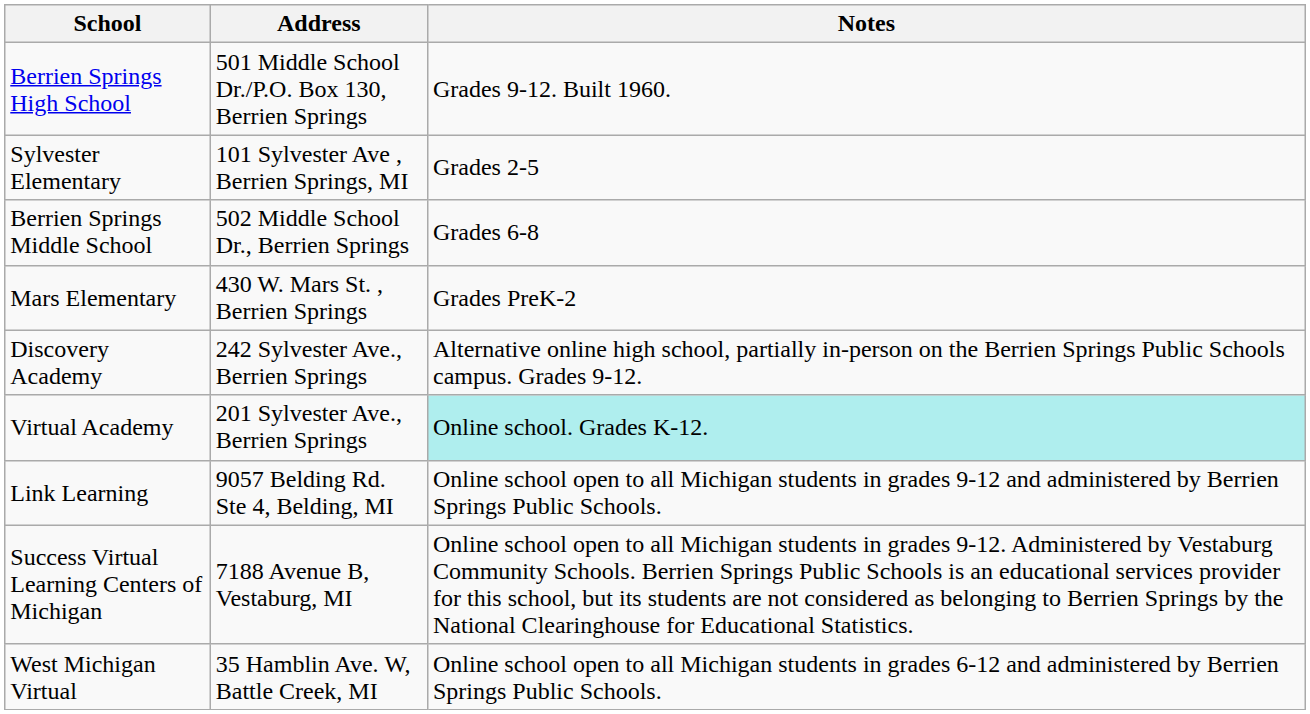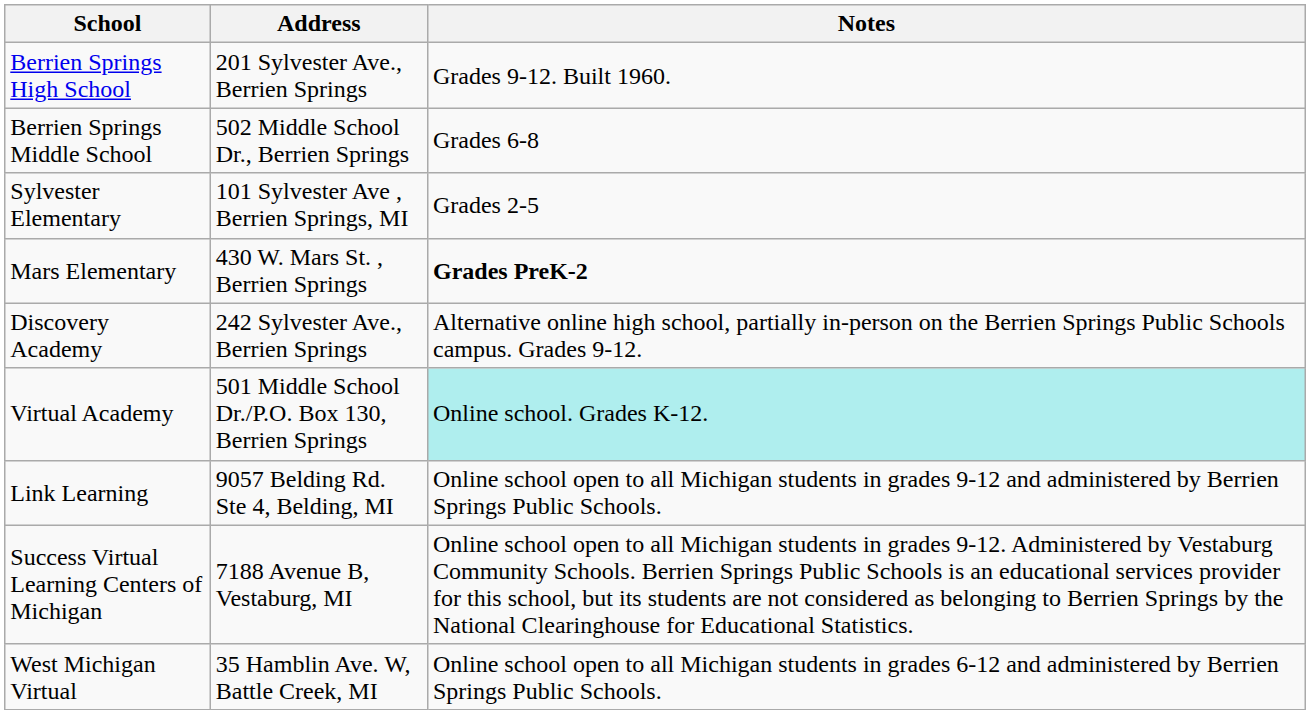(308, 88) 501 Middle School Dr./P.O. Box 130, Berrien Springs -> (309, 75) 201 Sylvester Ave., Berrien Springs
rows swapped: (86, 232) <-> (66, 167)
(505, 297) normal -> (510, 270) bold
(309, 427) 201 Sylvester Ave., Berrien Springs -> (308, 413) 501 Middle School Dr./P.O. Box 130, Berrien Springs
